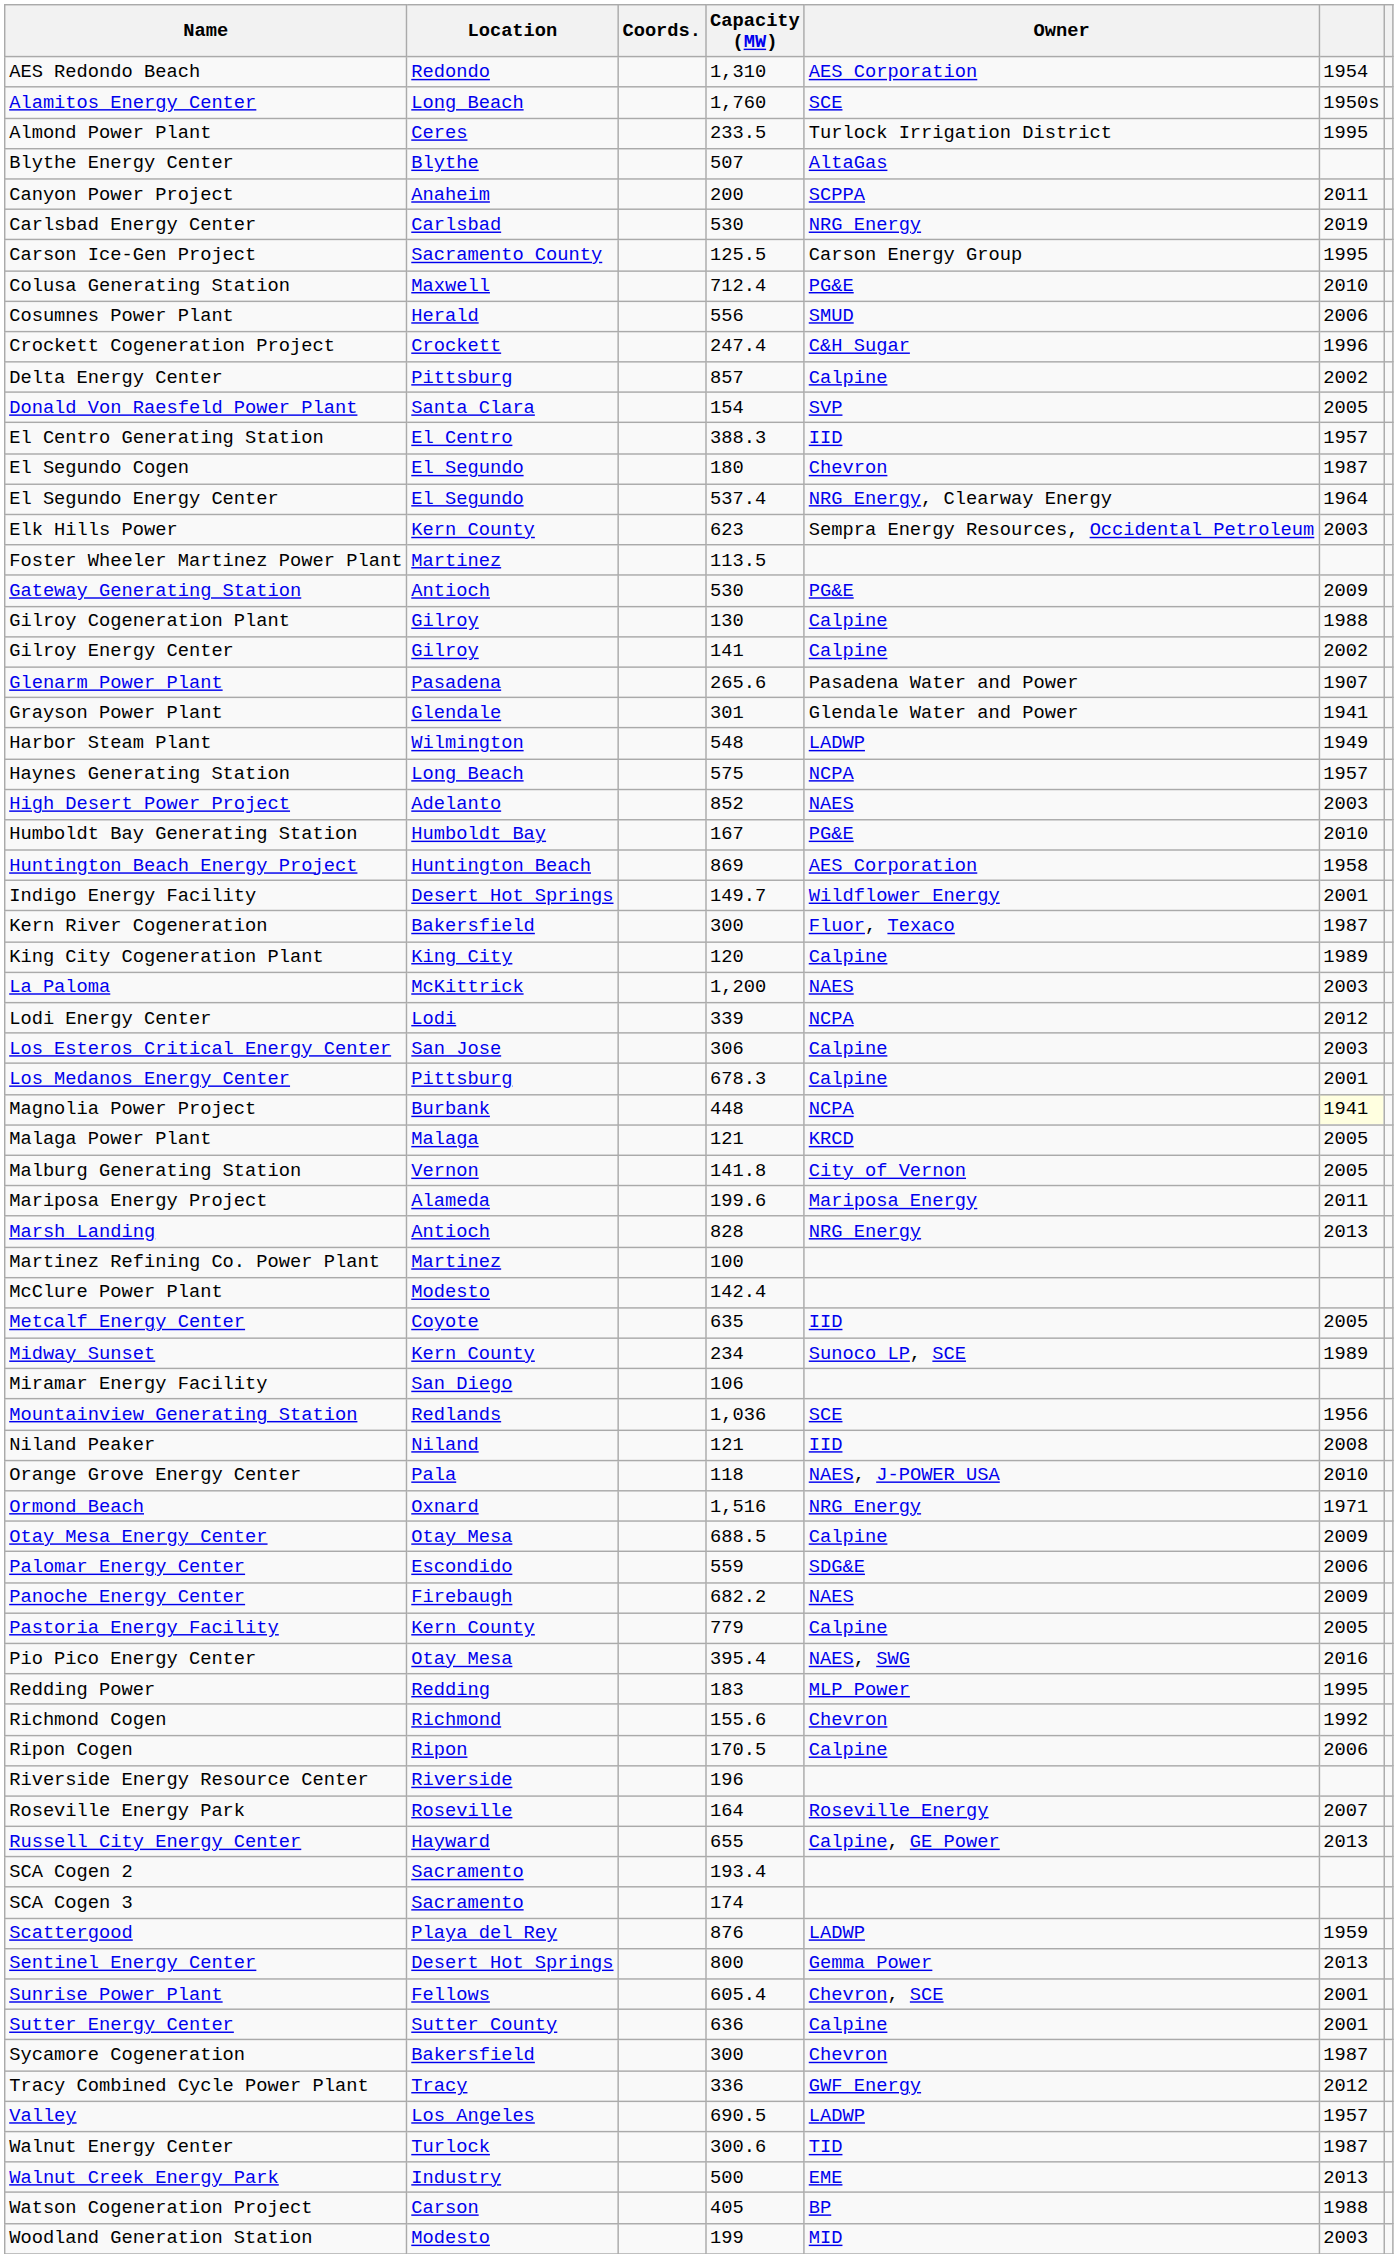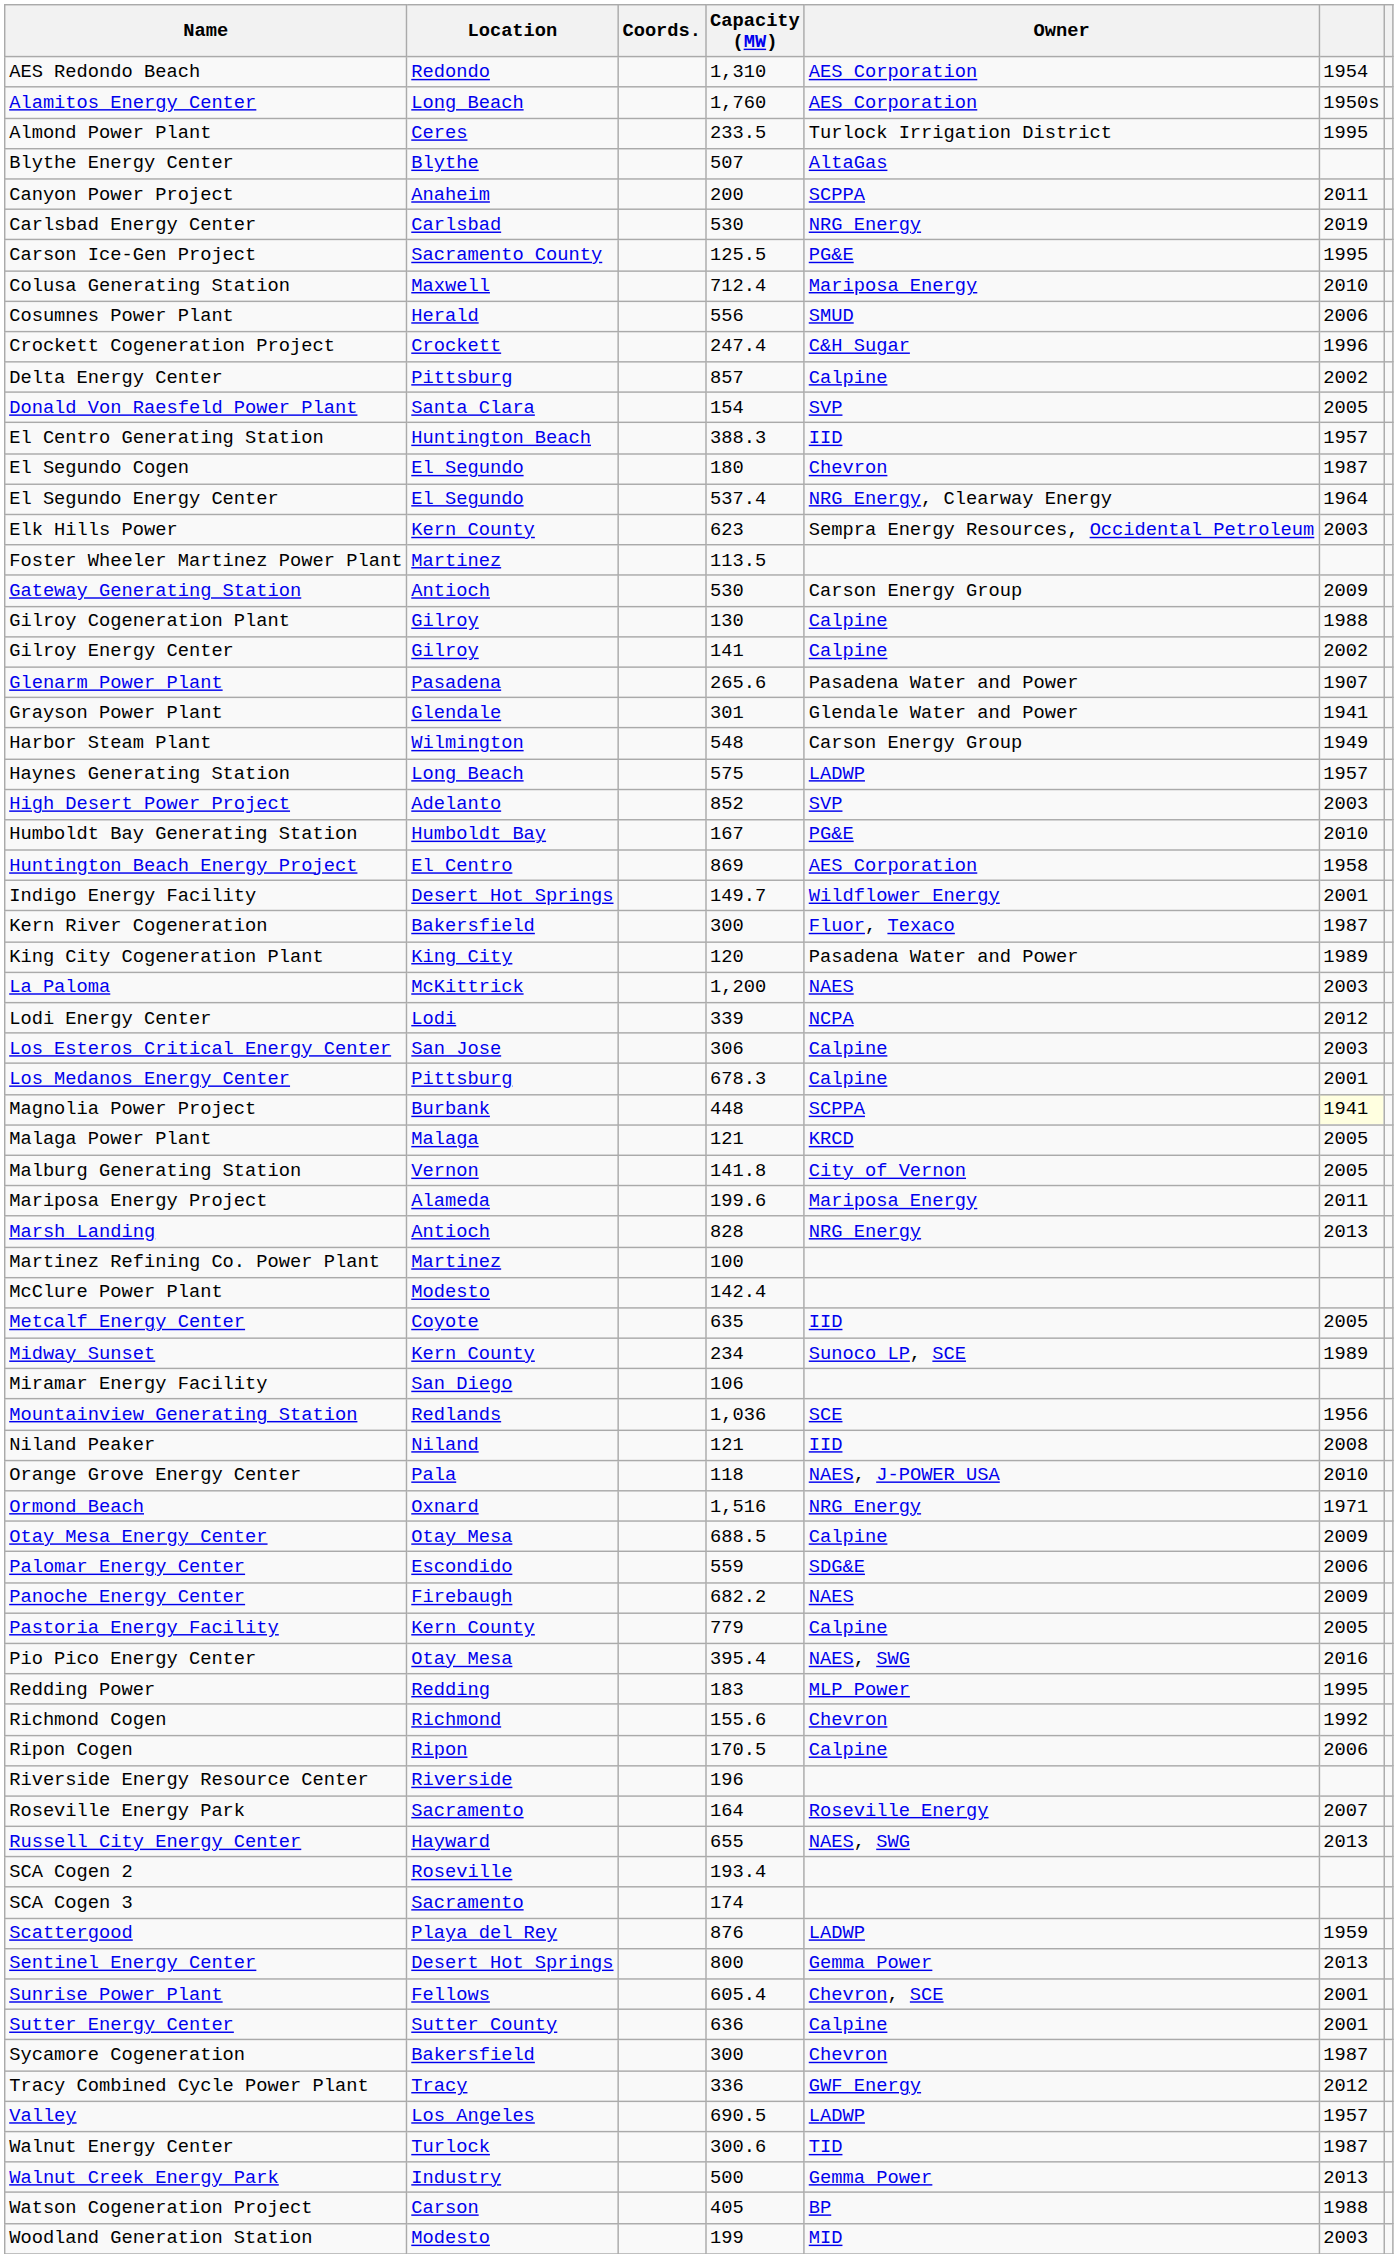(826, 103) SCE -> (893, 103) AES Corporation
(915, 255) Carson Energy Group -> (831, 255) PG&E
(831, 286) PG&E -> (893, 286) Mariposa Energy
(462, 438) El Centro -> (501, 438) Huntington Beach
(831, 591) PG&E -> (915, 591) Carson Energy Group
(837, 743) LADWP -> (915, 743) Carson Energy Group
(831, 774) NCPA -> (837, 774) LADWP
(831, 804) NAES -> (826, 804) SVP
(501, 865) Huntington Beach -> (462, 865) El Centro
(848, 957) Calpine -> (944, 957) Pasadena Water and Power
(831, 1109) NCPA -> (837, 1109) SCPPA
(462, 1811) Roseville -> (467, 1811) Sacramento
(904, 1842) Calpine, GE Power -> (859, 1842) NAES, SWG
(467, 1872) Sacramento -> (462, 1872) Roseville
(826, 2177) EME -> (871, 2177) Gemma Power
